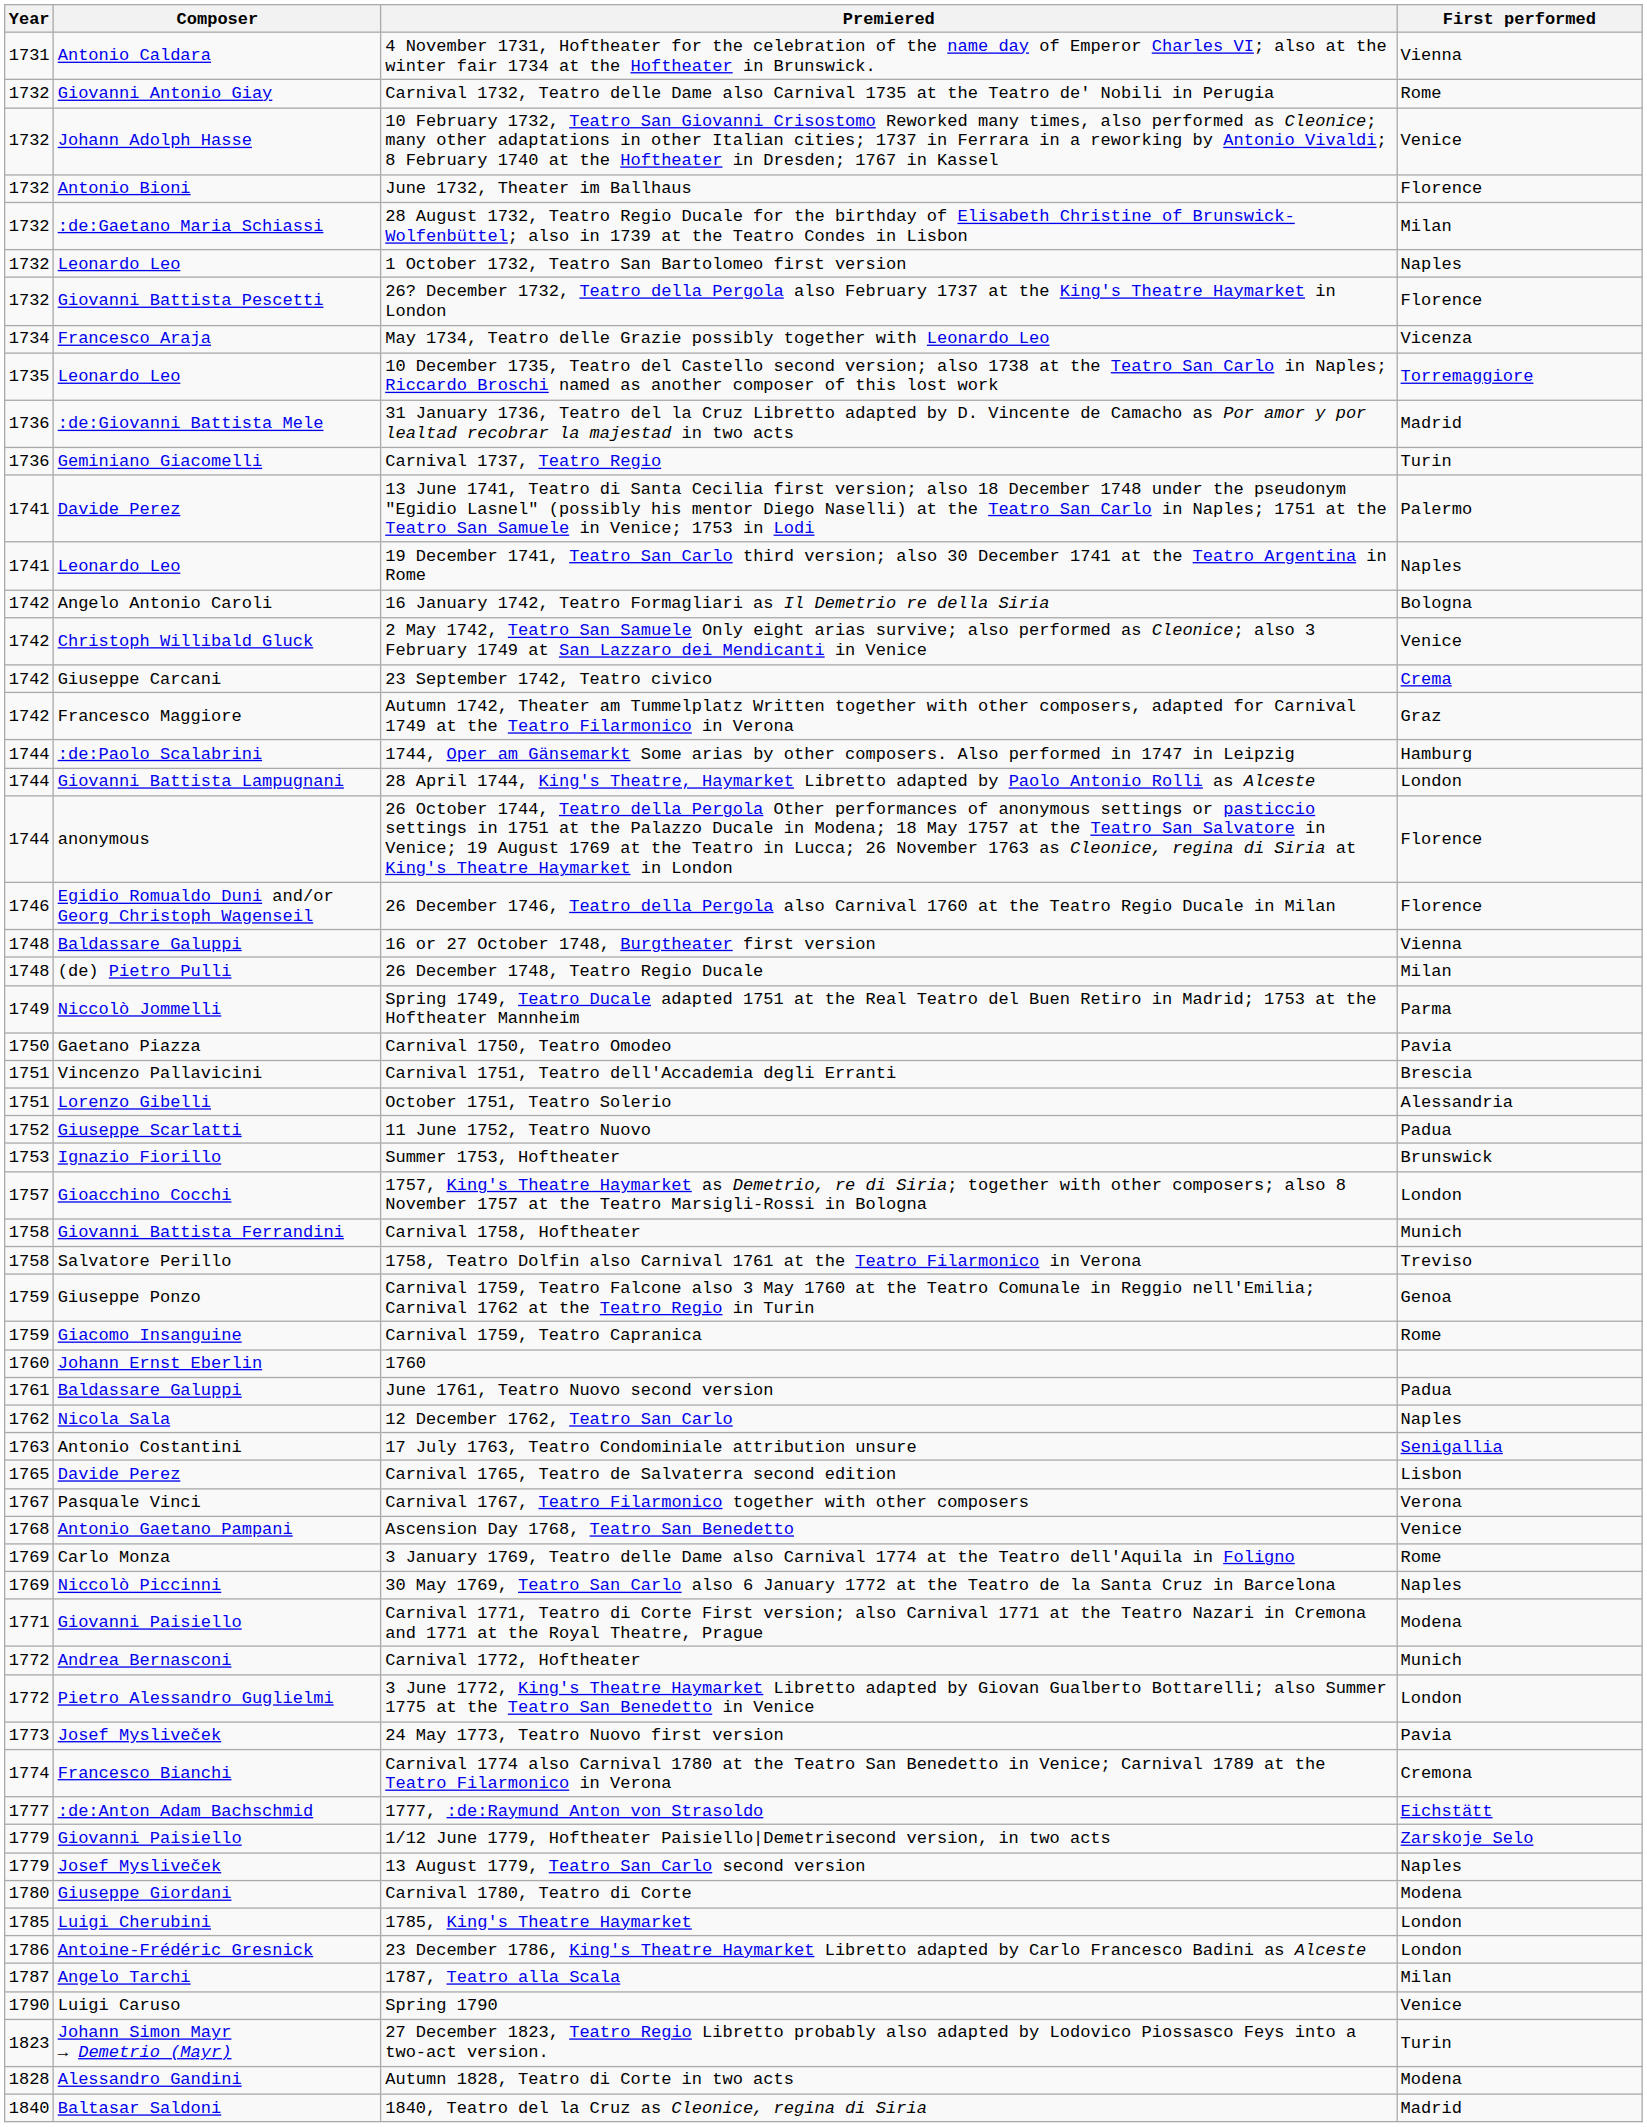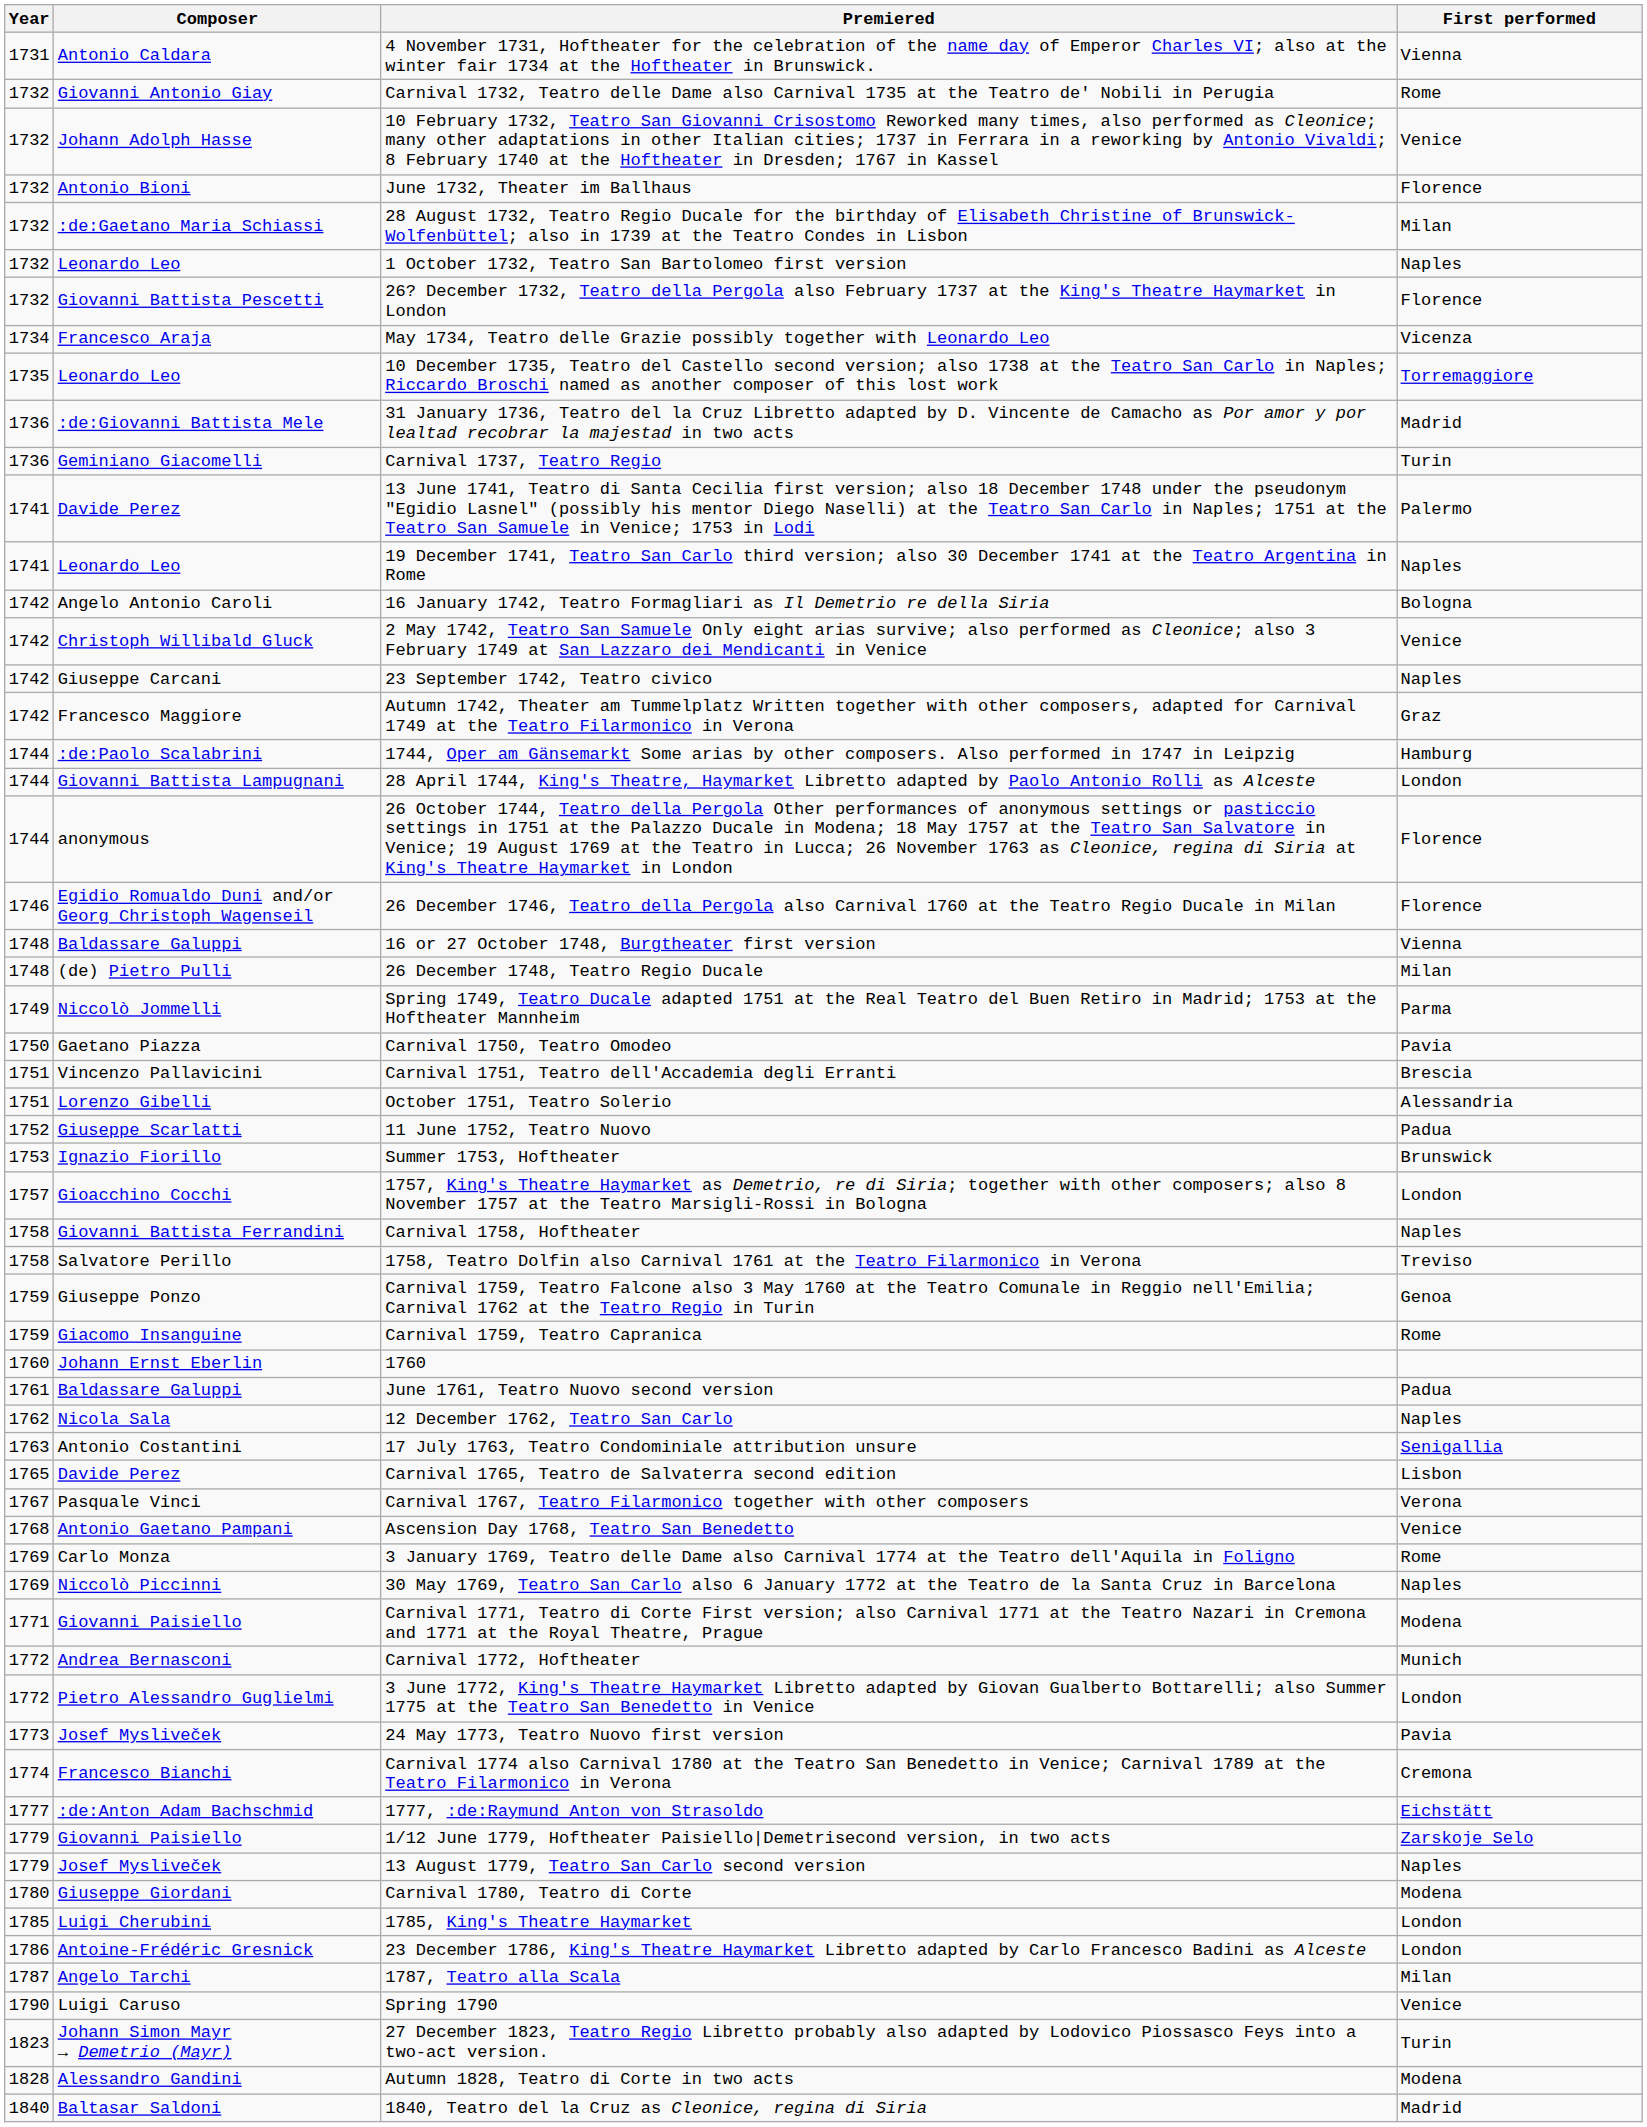(1426, 679) Crema -> (1431, 679) Naples
(1431, 1233) Munich -> (1431, 1233) Naples
